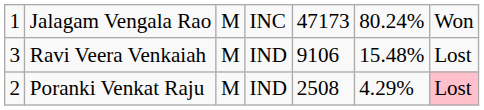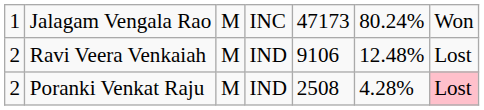(15, 54) 3 -> (15, 54) 2
(392, 54) 15.48% -> (392, 54) 12.48%
(387, 88) 4.29% -> (387, 88) 4.28%
